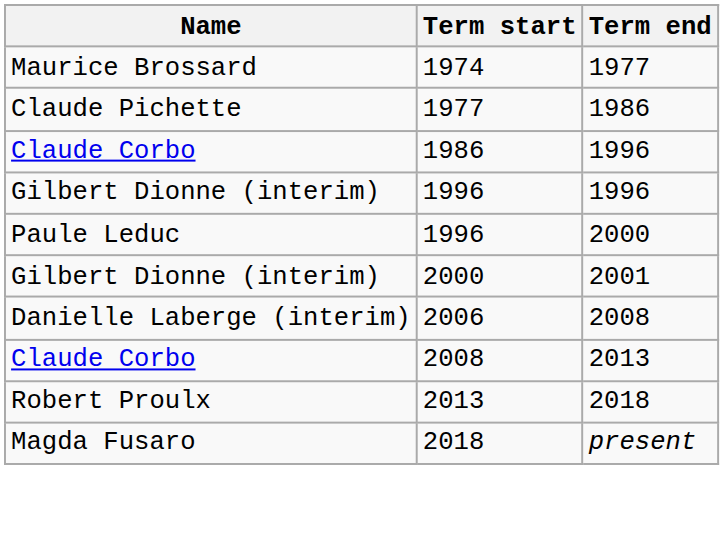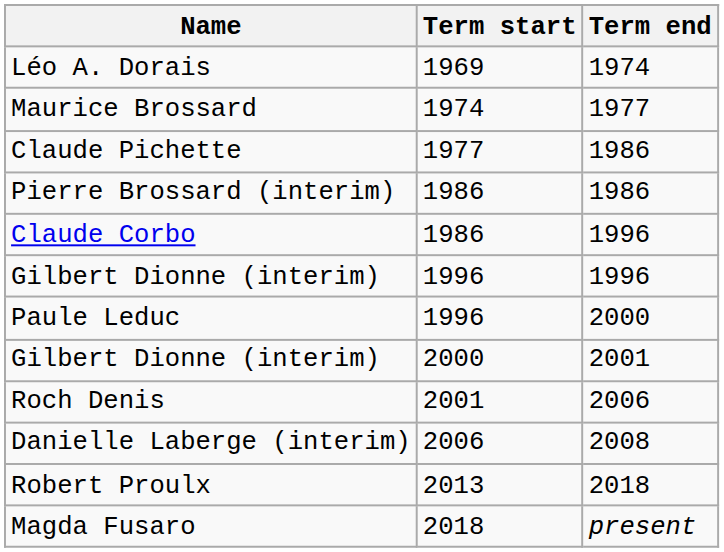+ row: (111, 68)
+ row: (203, 193)
+ row: (88, 402)
- row: (103, 360)
